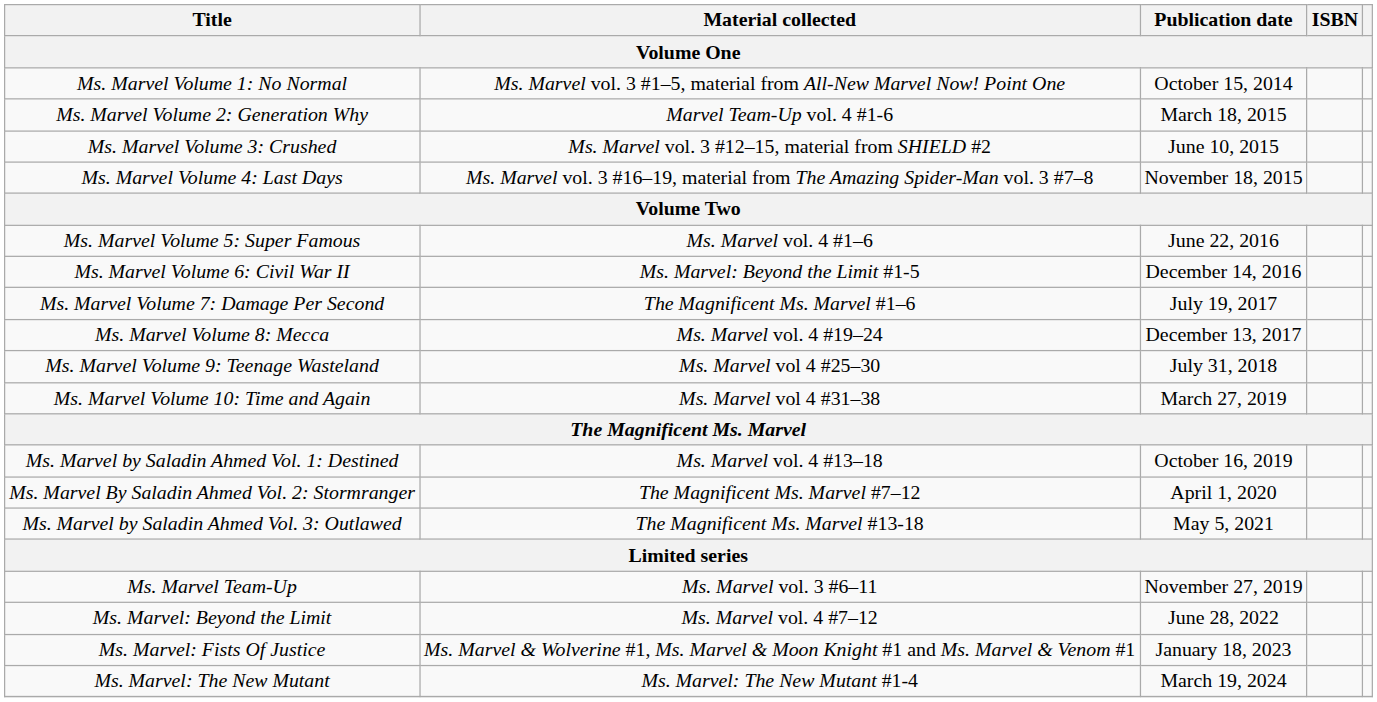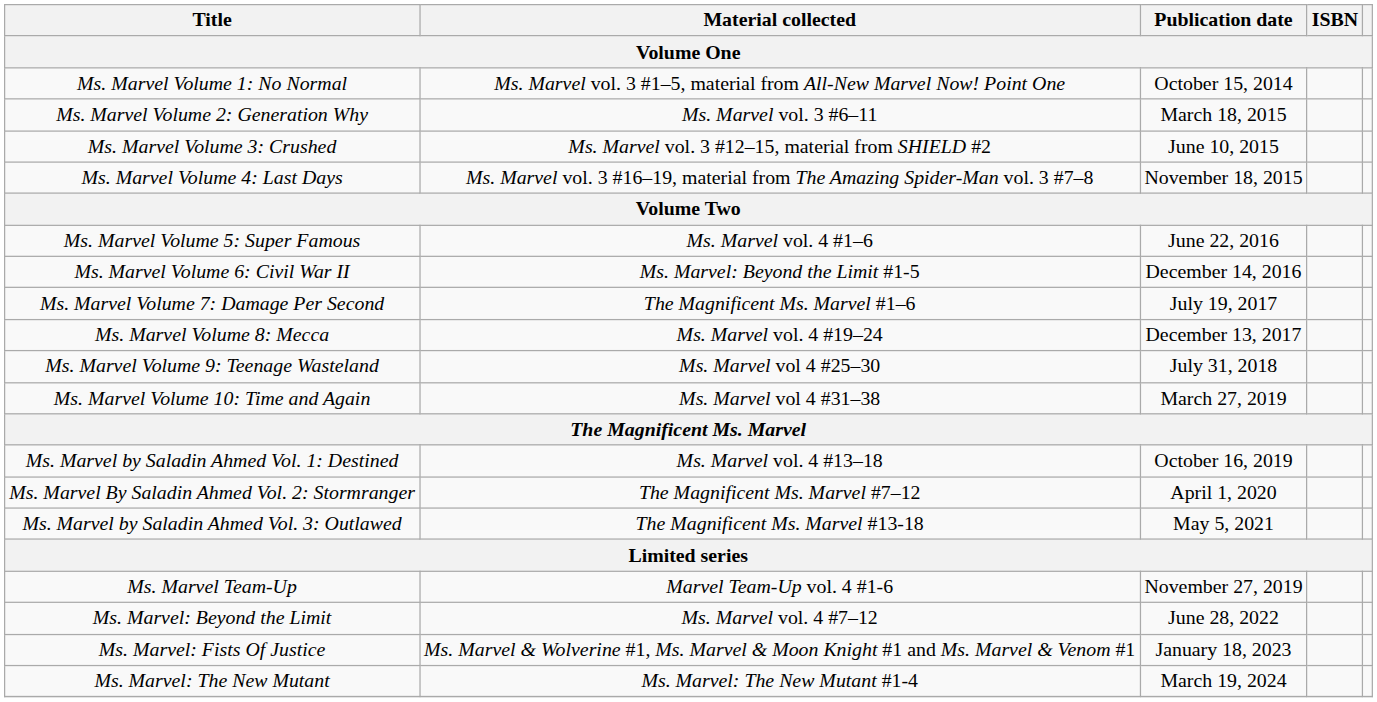(780, 114) Marvel Team-Up vol. 4 #1-6 -> (780, 114) Ms. Marvel vol. 3 #6–11
(780, 586) Ms. Marvel vol. 3 #6–11 -> (780, 586) Marvel Team-Up vol. 4 #1-6
